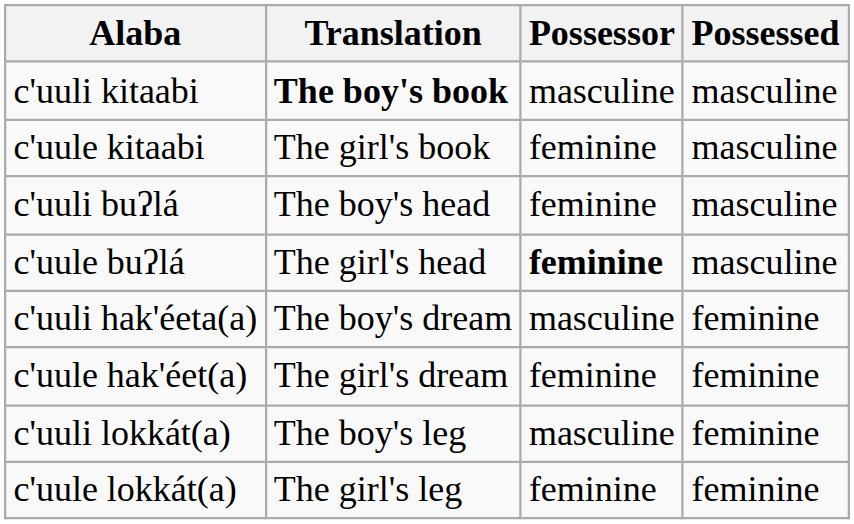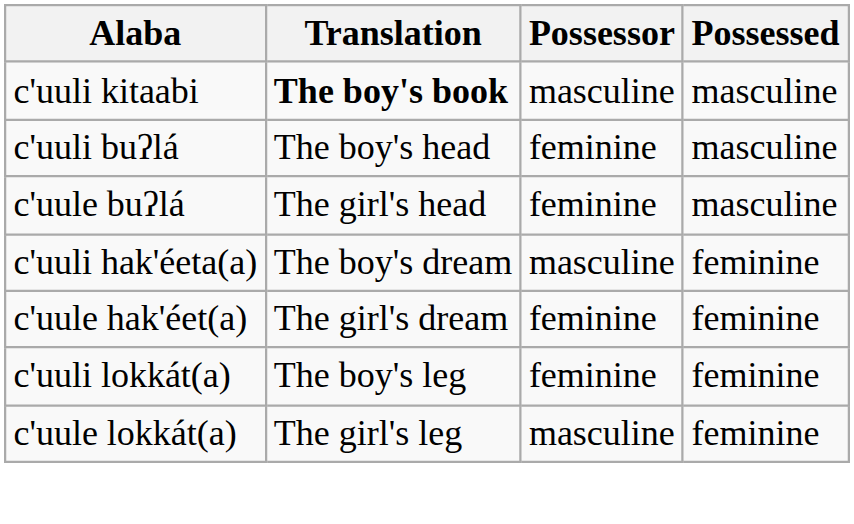- row: (109, 147)
(596, 261) bold -> (593, 204) normal
(602, 432) masculine -> (593, 375) feminine
(593, 489) feminine -> (602, 432) masculine
